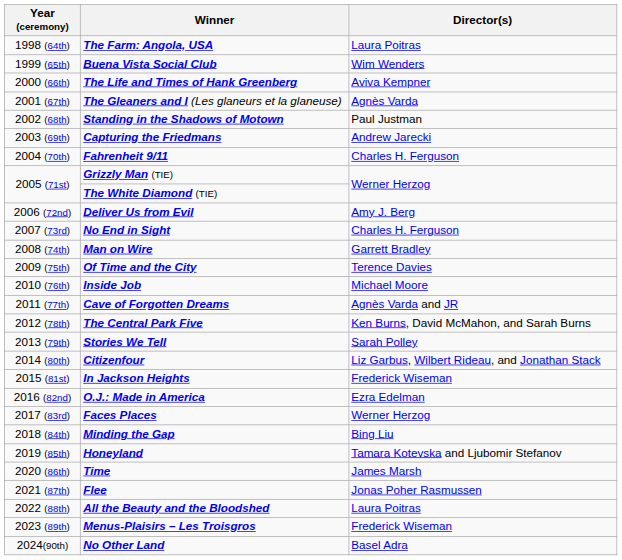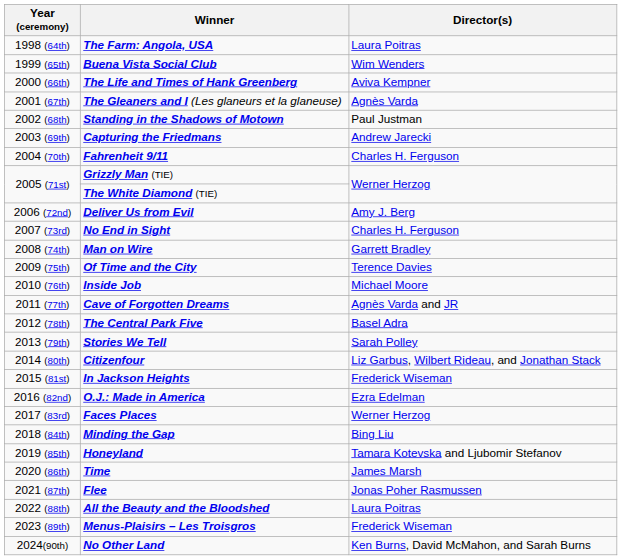(471, 323) Ken Burns, David McMahon, and Sarah Burns -> (380, 323) Basel Adra
(380, 545) Basel Adra -> (471, 545) Ken Burns, David McMahon, and Sarah Burns
